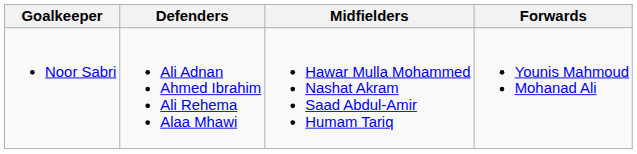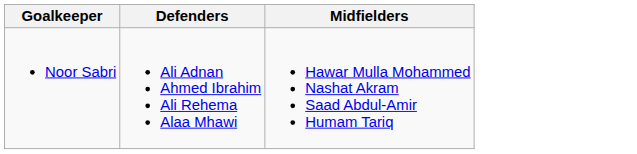- column: (553, 16)
